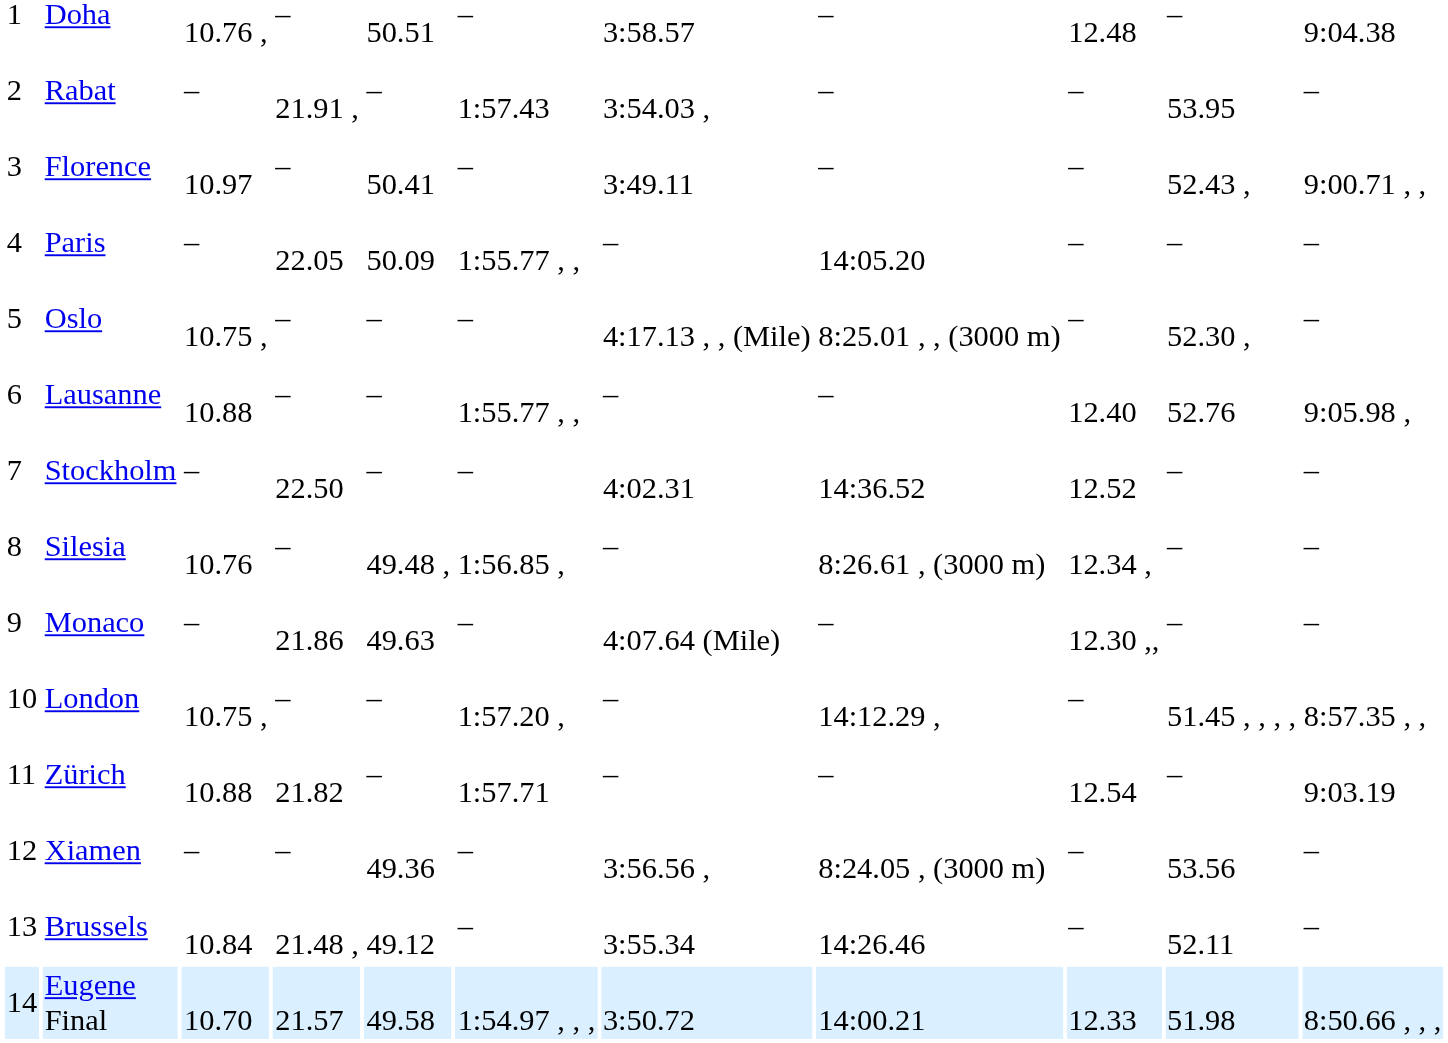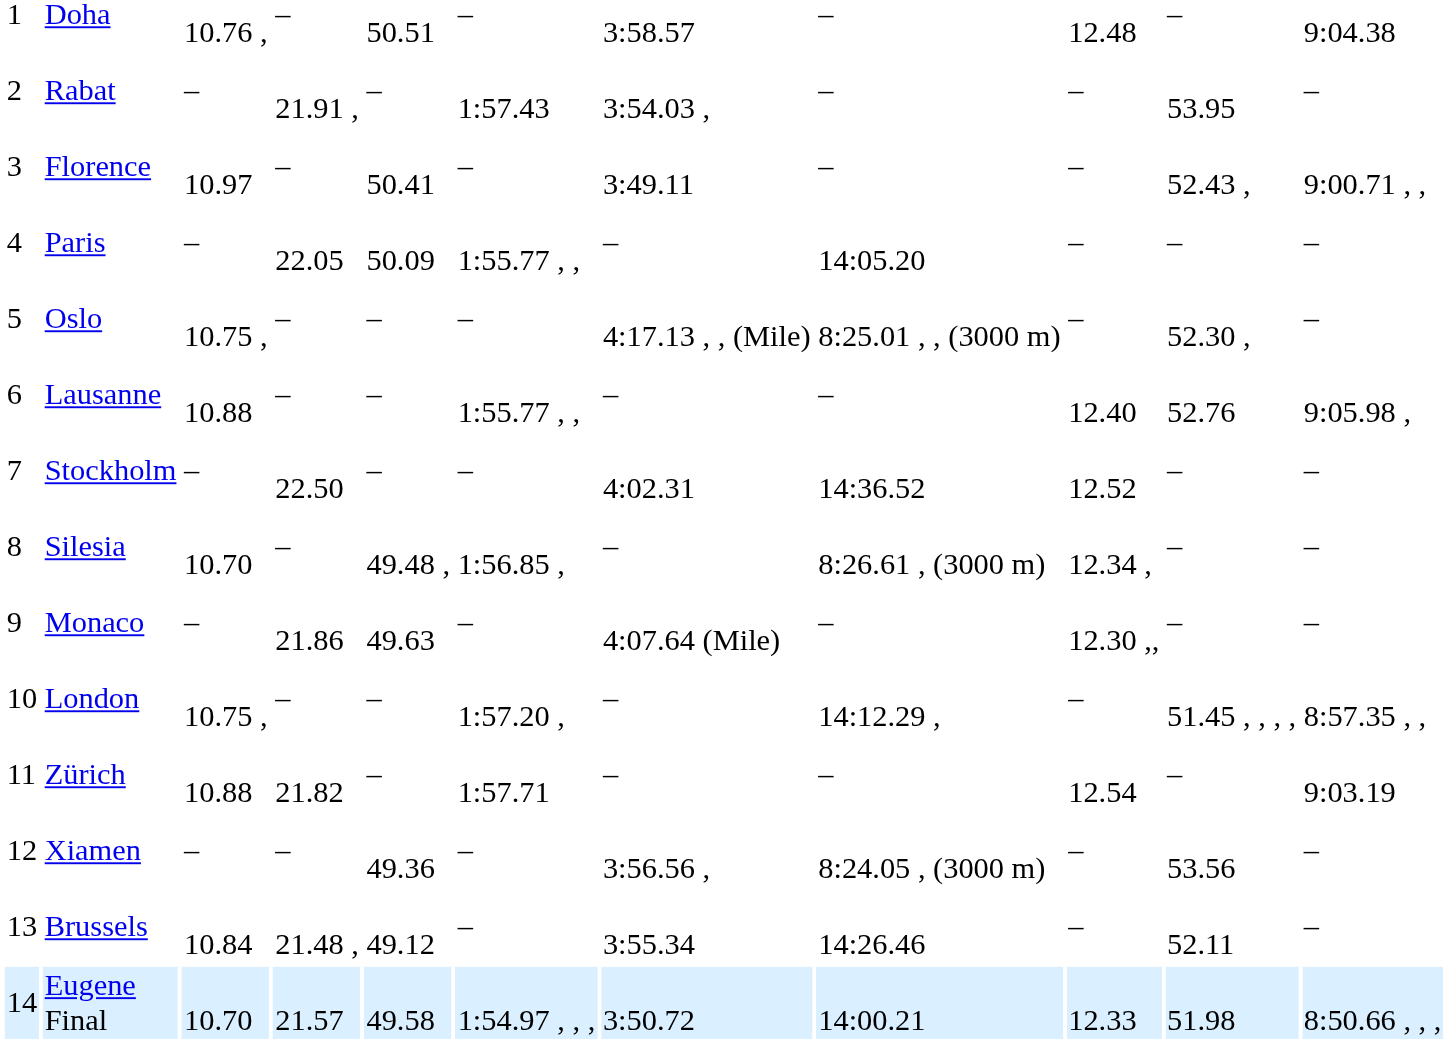(218, 563) 10.76 -> (218, 563) 10.70
